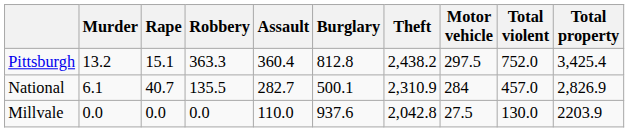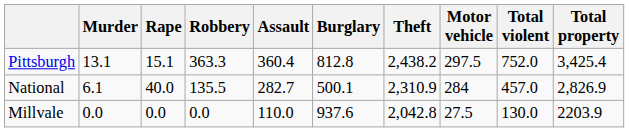(97, 61) 13.2 -> (97, 61) 13.1
(160, 87) 40.7 -> (160, 87) 40.0
